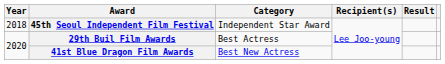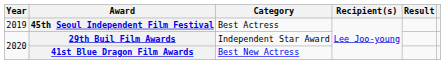(17, 25) 2018 -> (17, 25) 2019
(274, 25) Independent Star Award -> (248, 25) Best Actress
(248, 39) Best Actress -> (274, 39) Independent Star Award
